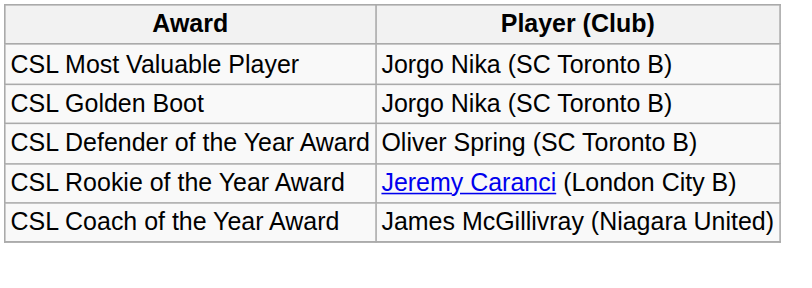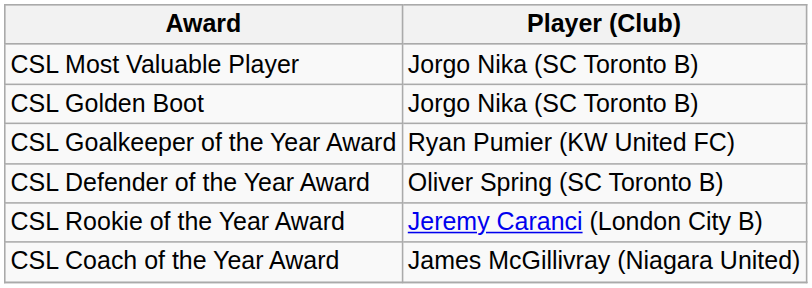+ row: (203, 143)
